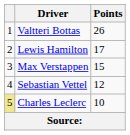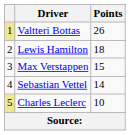(10, 31) no background -> (10, 31) khaki background
(99, 48) 17 -> (99, 48) 18
(99, 84) 12 -> (99, 84) 14
